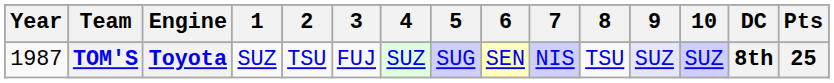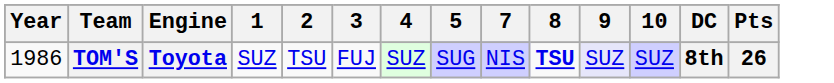- column: (505, 23)
(36, 59) 1987 -> (36, 59) 1986
(605, 59) normal -> (555, 59) bold
(803, 59) 25 -> (754, 59) 26
